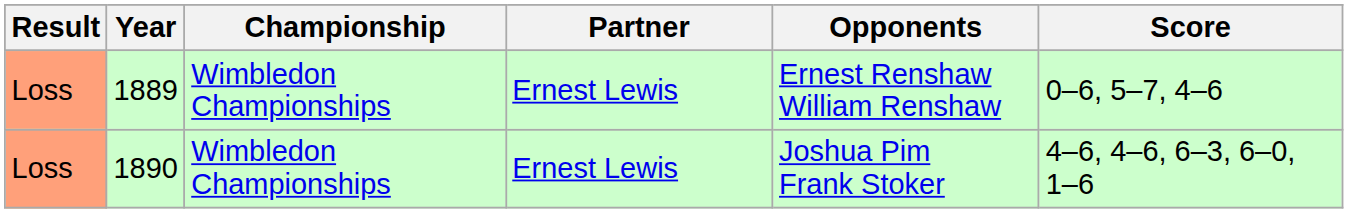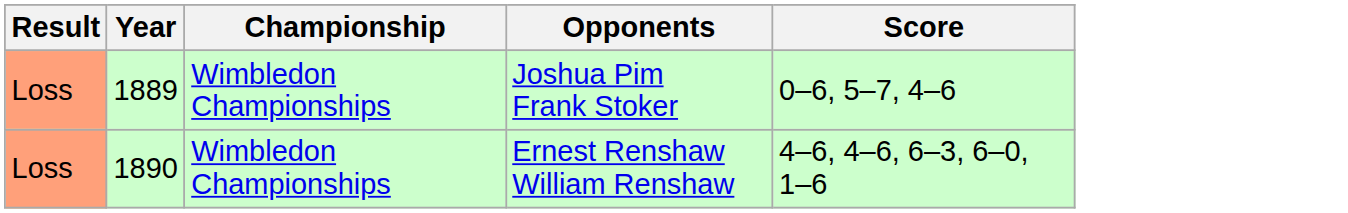- column: (639, 27)
(890, 89) Ernest Renshaw William Renshaw -> (595, 89) Joshua Pim Frank Stoker
(862, 168) Joshua Pim Frank Stoker -> (623, 168) Ernest Renshaw William Renshaw
